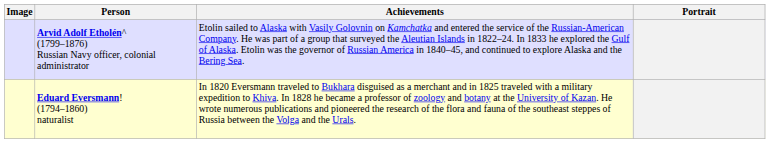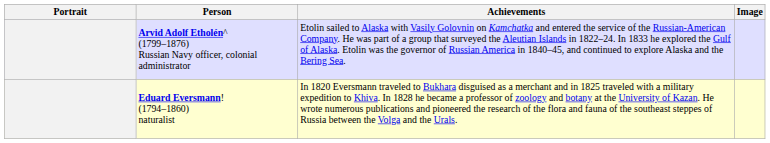columns swapped: (699, 12) <-> (20, 12)
